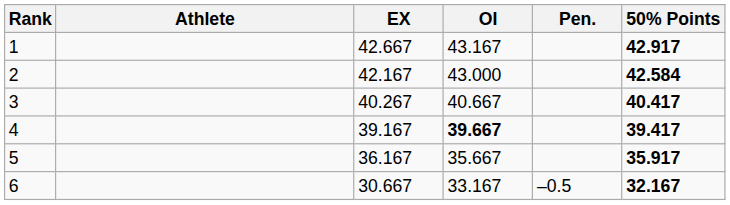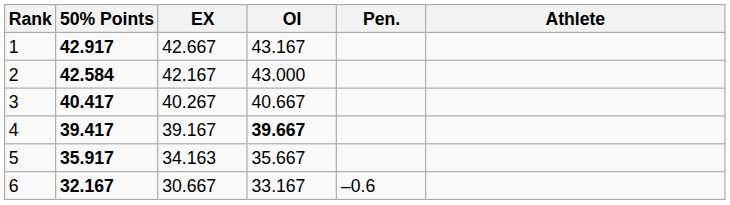columns swapped: (205, 19) <-> (673, 19)
(385, 158) 36.167 -> (189, 158) 34.163
(554, 186) –0.5 -> (358, 186) –0.6
